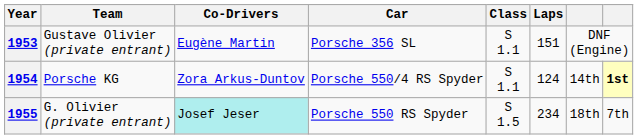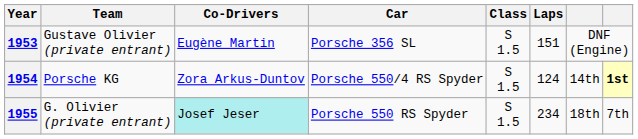(508, 43) S 1.1 -> (508, 43) S 1.5
(508, 79) S 1.1 -> (508, 79) S 1.5
